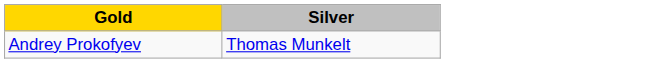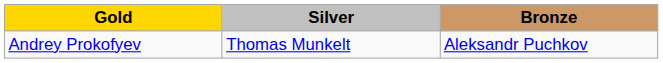+ column: (549, 17)
